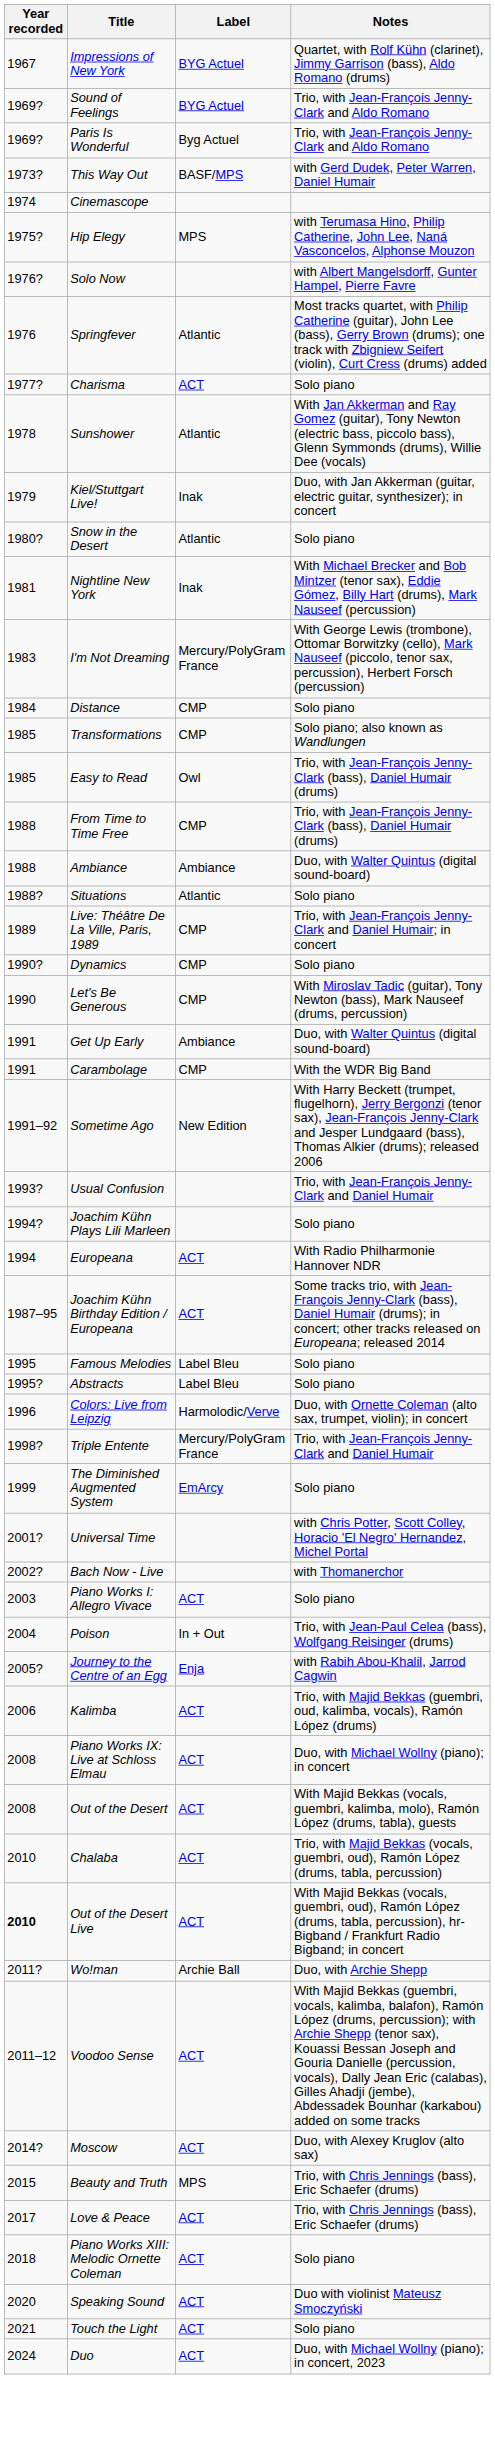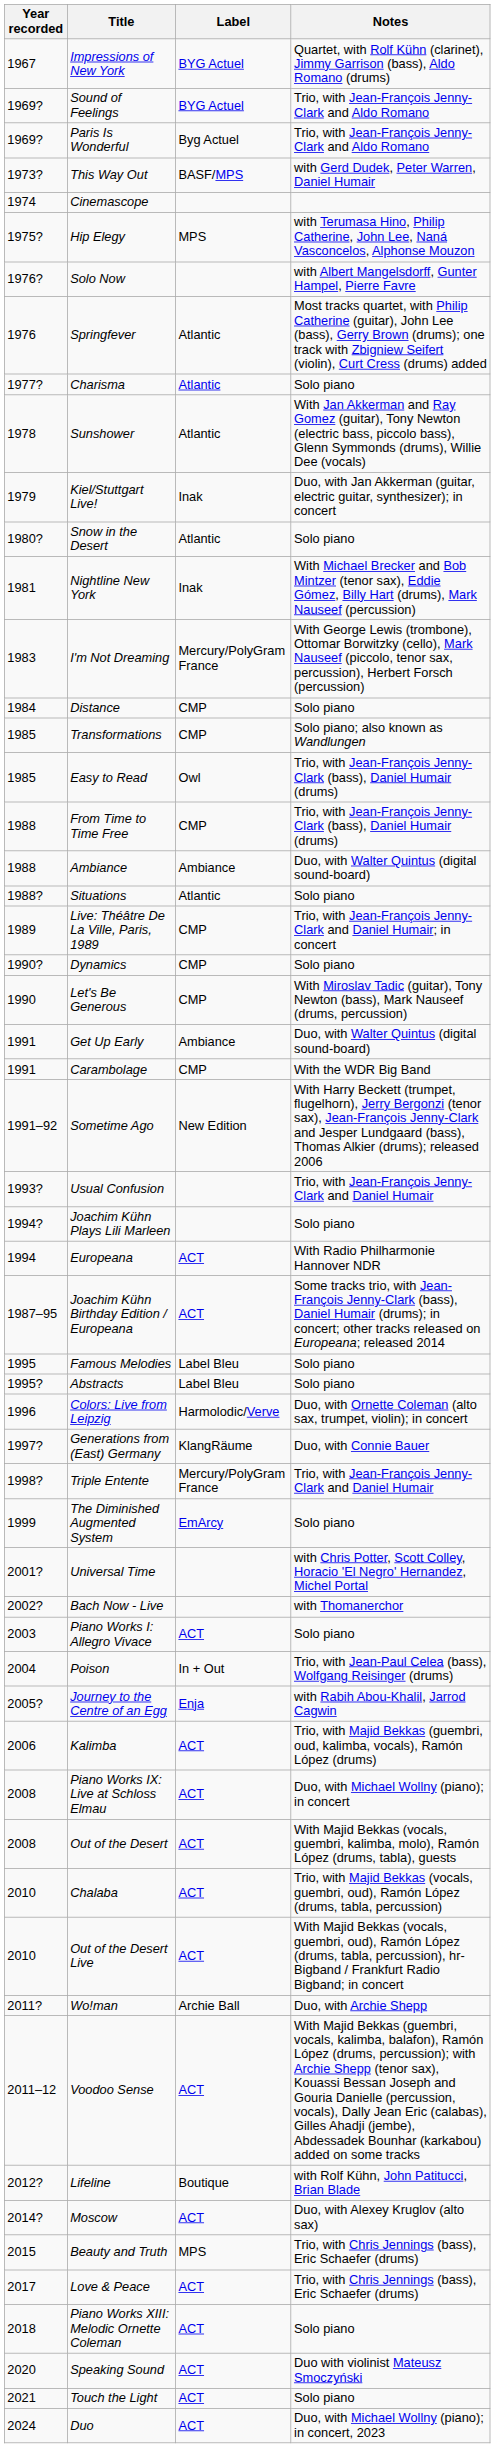(191, 384) ACT -> (199, 384) Atlantic
+ row: (120, 1446)
(22, 1921) bold -> (22, 1956) normal
+ row: (90, 2182)
